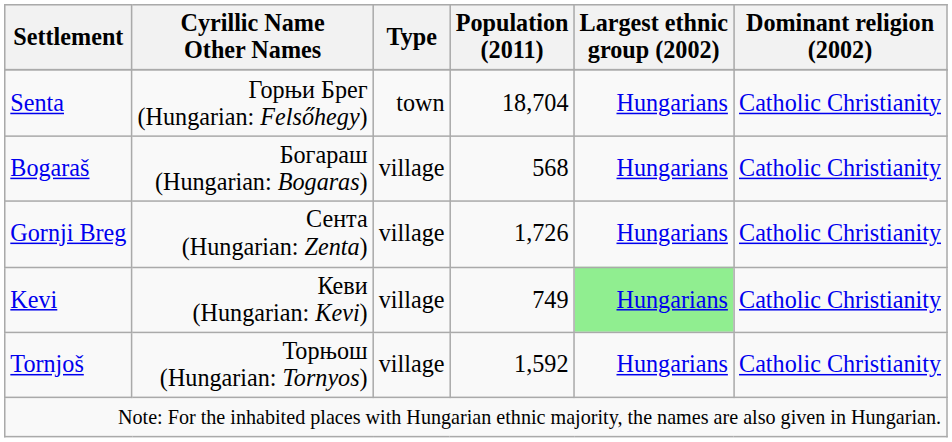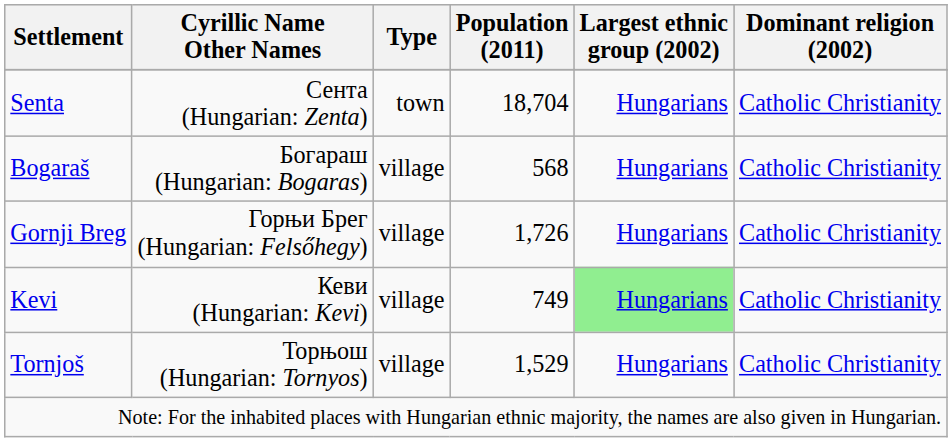(253, 102) Горњи Брег (Hungarian: Felsőhegy) -> (275, 102) Сента (Hungarian: Zenta)
(275, 233) Сента (Hungarian: Zenta) -> (253, 233) Горњи Брег (Hungarian: Felsőhegy)
(541, 364) 1,592 -> (541, 364) 1,529
